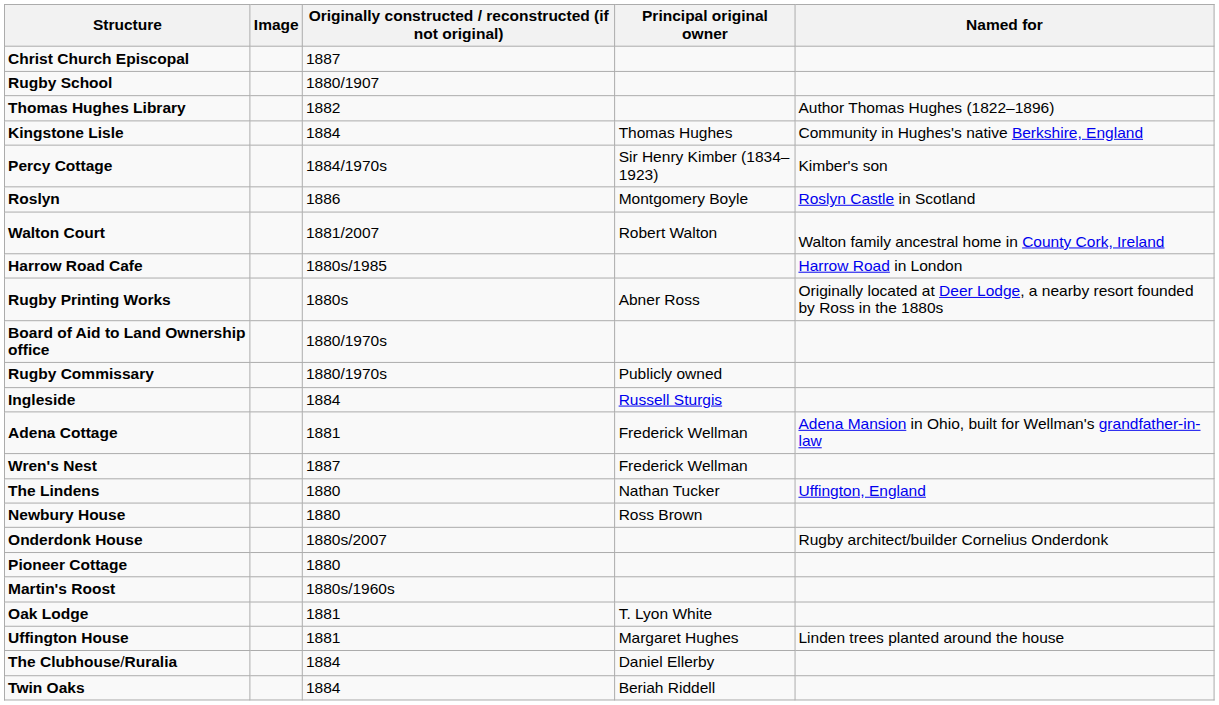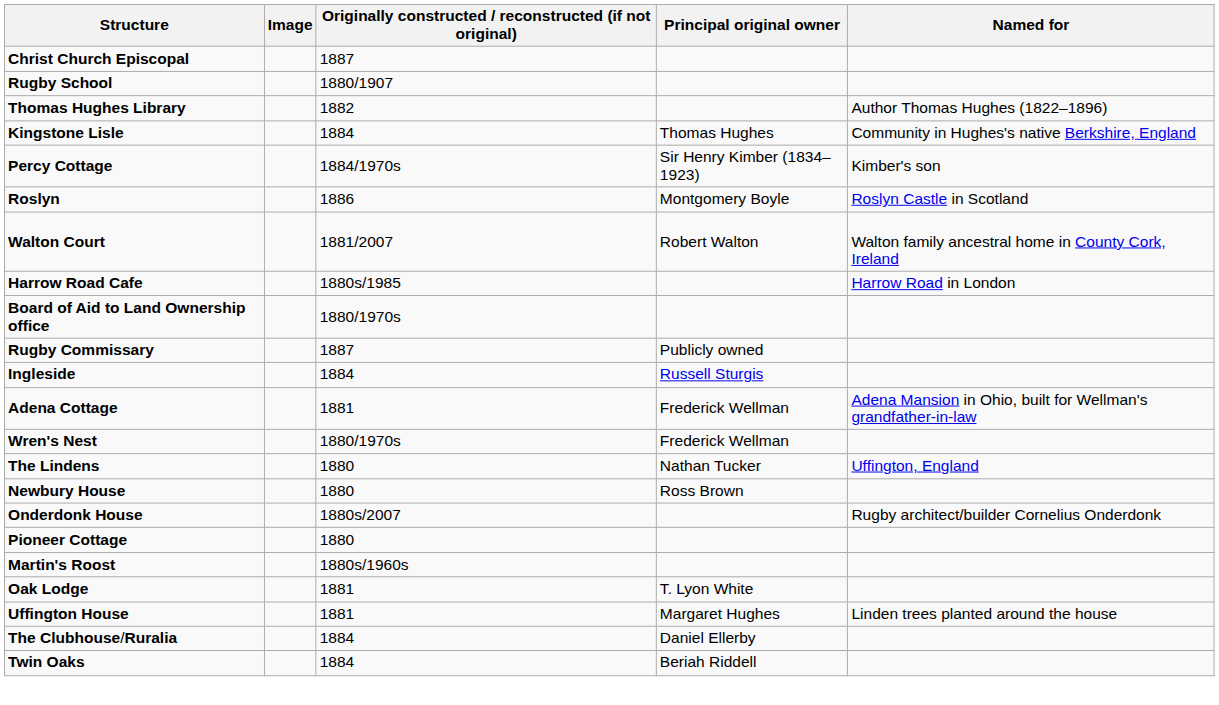- row: (89, 299)
(346, 374) 1880/1970s -> (337, 350) 1887
(323, 466) 1887 -> (360, 441) 1880/1970s
